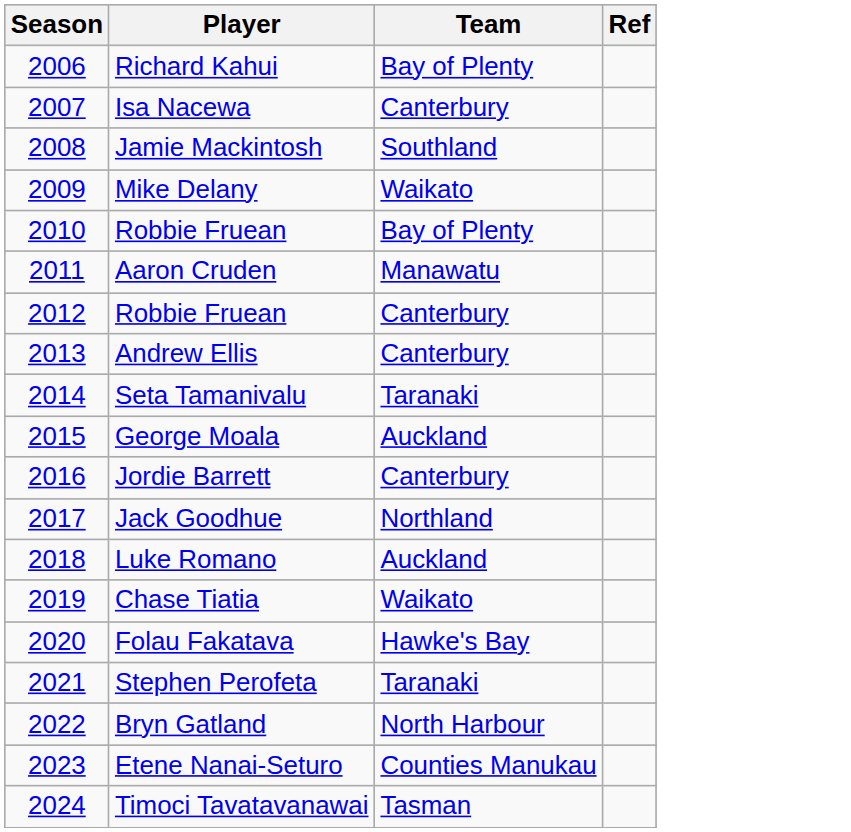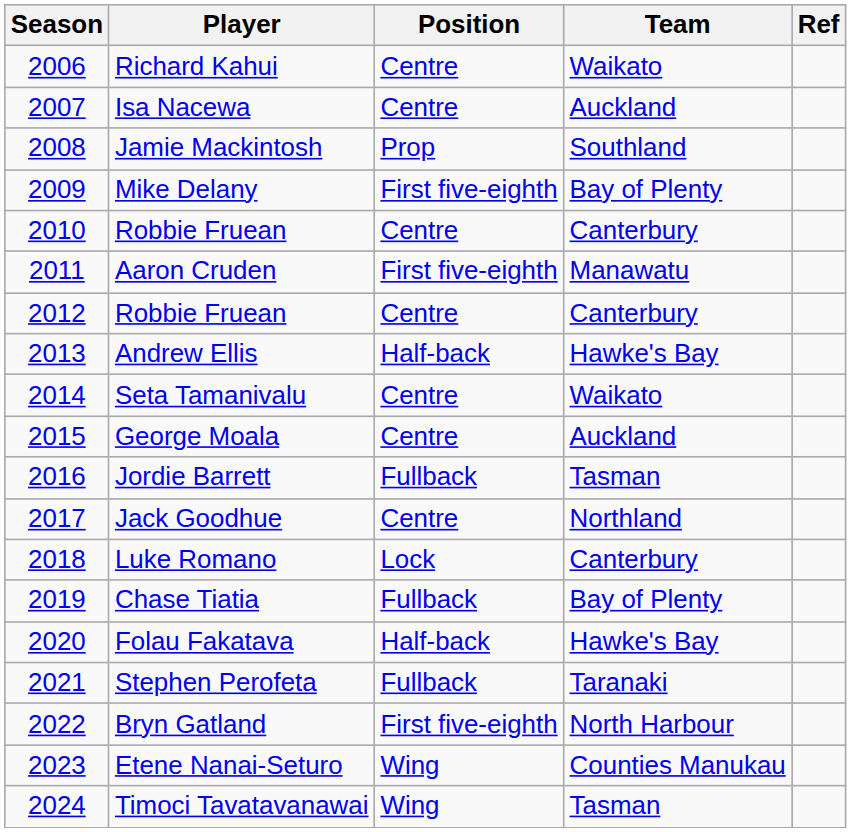+ column: (469, 25)
(457, 66) Bay of Plenty -> (616, 66) Waikato
(445, 107) Canterbury -> (623, 107) Auckland
(427, 189) Waikato -> (646, 189) Bay of Plenty
(457, 230) Bay of Plenty -> (634, 230) Canterbury
(445, 353) Canterbury -> (644, 353) Hawke's Bay
(429, 395) Taranaki -> (616, 395) Waikato
(445, 477) Canterbury -> (615, 477) Tasman
(434, 559) Auckland -> (634, 559) Canterbury
(427, 600) Waikato -> (646, 600) Bay of Plenty
